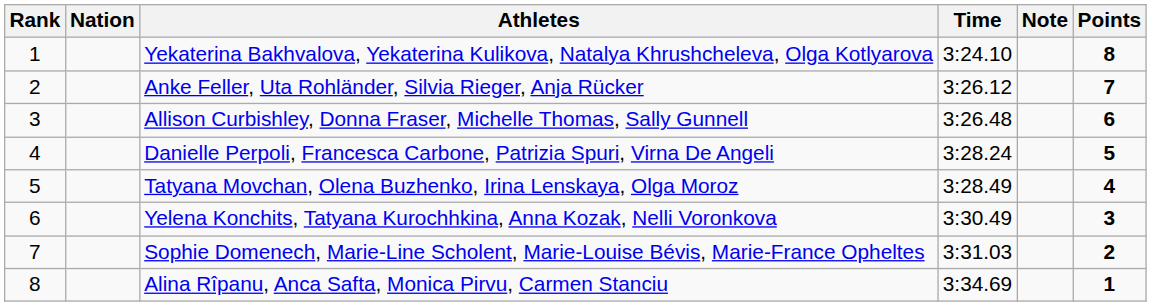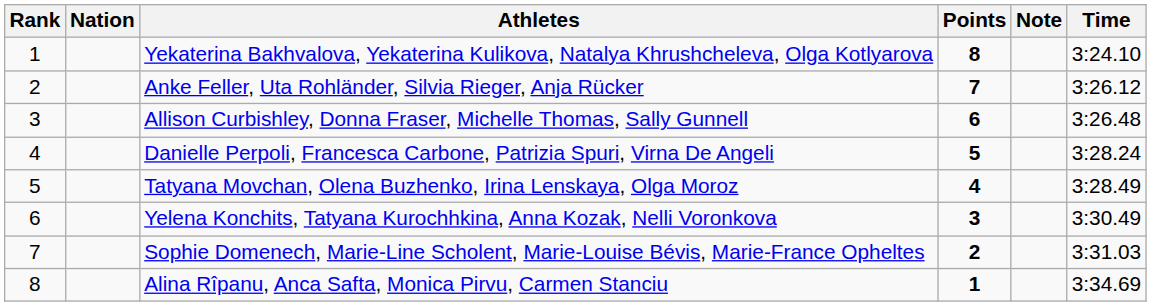columns swapped: (977, 20) <-> (1109, 20)
